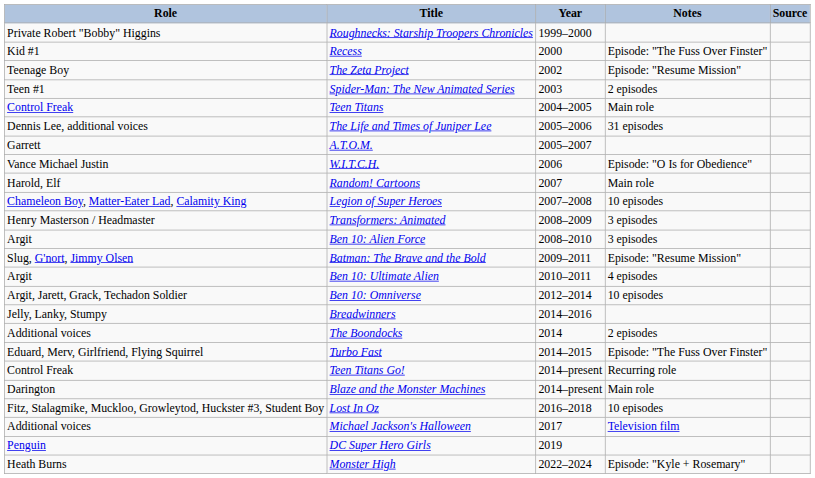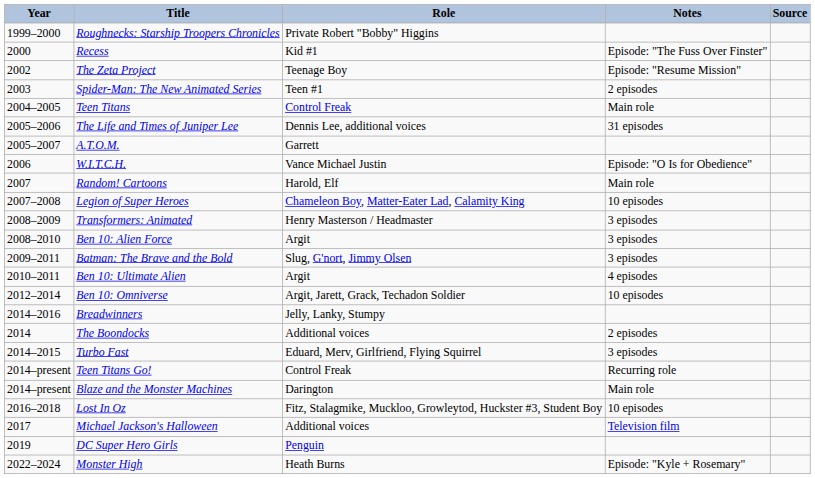columns swapped: (570, 13) <-> (166, 13)
(674, 257) Episode: "Resume Mission" -> (632, 257) 3 episodes
(687, 351) Episode: "The Fuss Over Finster" -> (632, 351) 3 episodes
